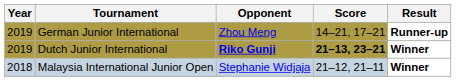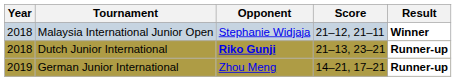rows swapped: (126, 68) <-> (108, 32)
(20, 50) 2019 -> (20, 50) 2018
(350, 50) bold -> (350, 50) normal
(410, 50) Winner -> (419, 50) Runner-up
